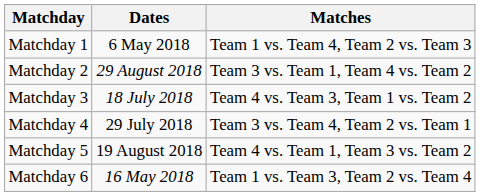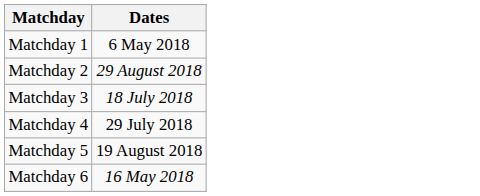- column: (341, 17)
